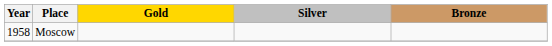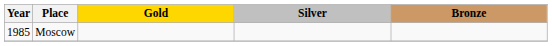(19, 31) 1958 -> (19, 31) 1985
